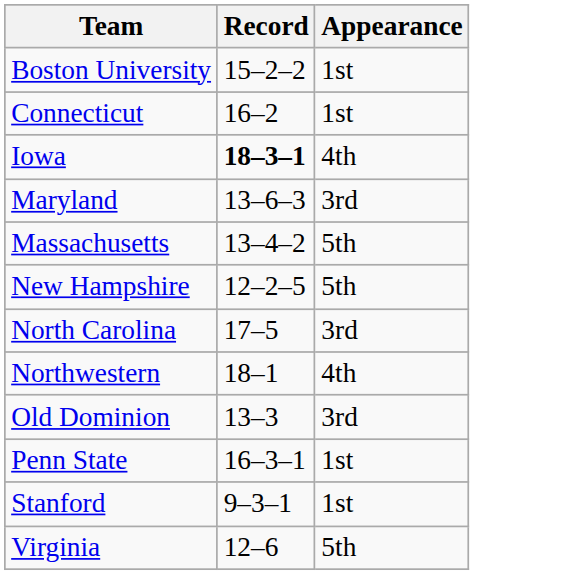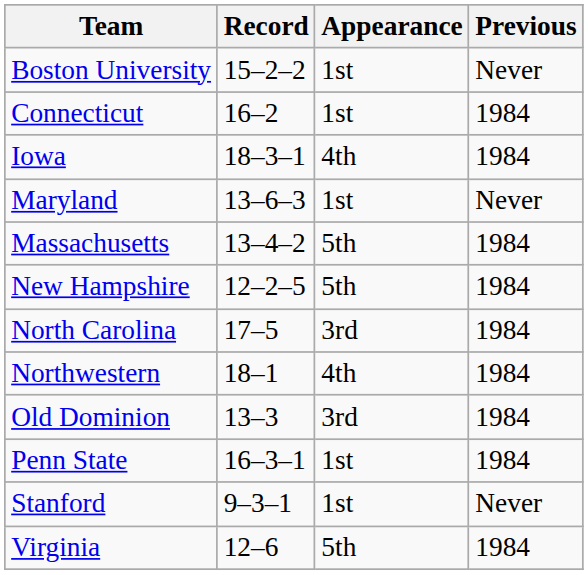+ column: (526, 26)
(265, 156) bold -> (265, 156) normal
(340, 199) 3rd -> (337, 199) 1st
